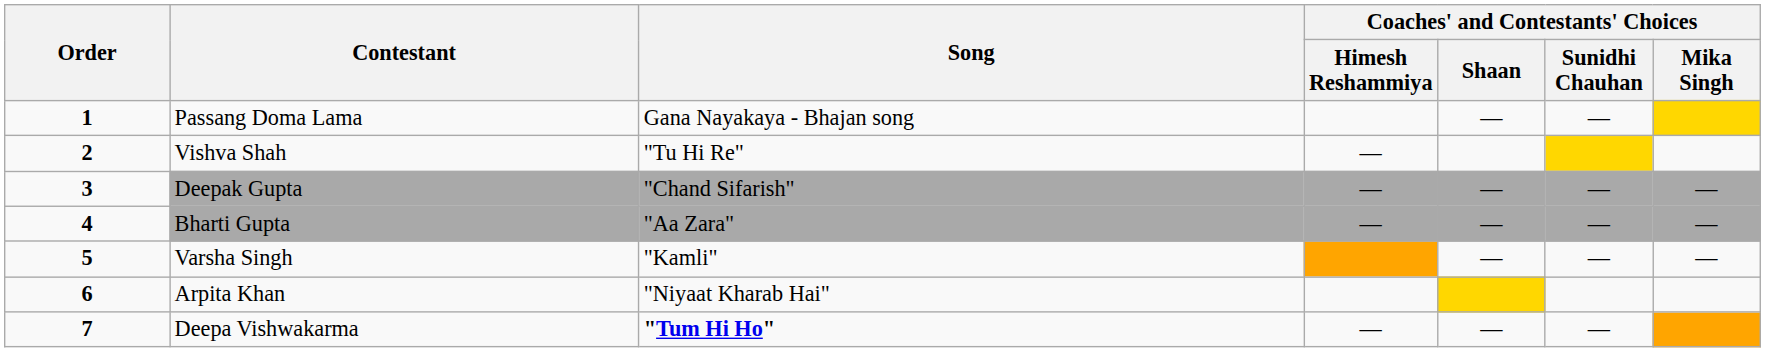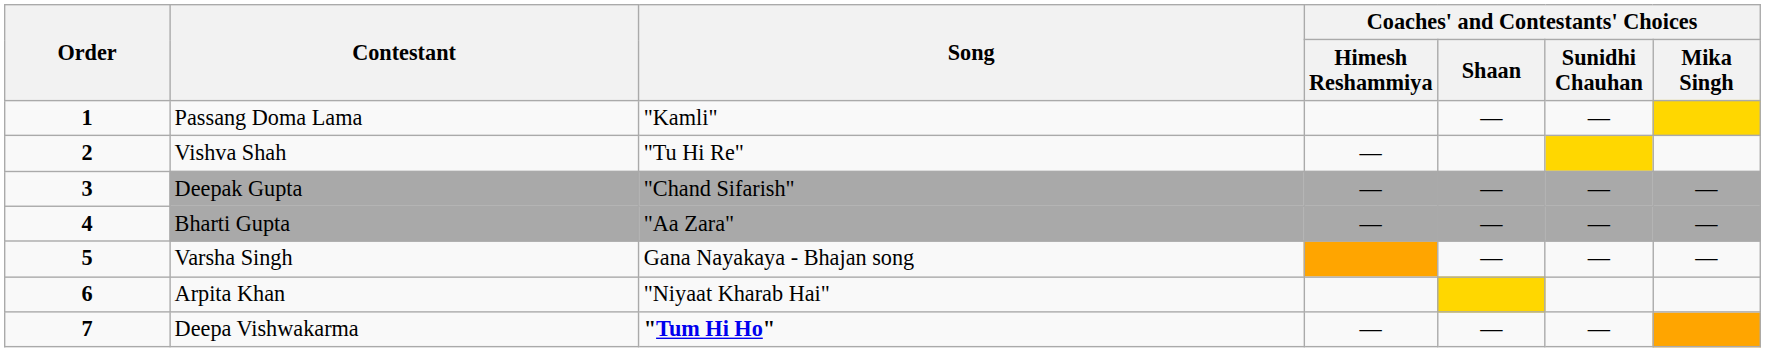(779, 117) Gana Nayakaya - Bhajan song -> (681, 117) "Kamli"
(681, 258) "Kamli" -> (779, 258) Gana Nayakaya - Bhajan song
